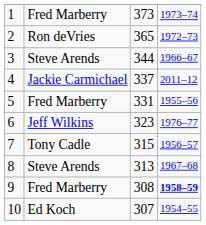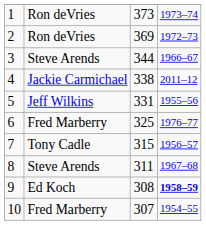(67, 15) Fred Marberry -> (61, 15) Ron deVries
(144, 36) 365 -> (144, 36) 369
(144, 79) 337 -> (144, 79) 338
(67, 101) Fred Marberry -> (60, 101) Jeff Wilkins
(60, 123) Jeff Wilkins -> (67, 123) Fred Marberry
(144, 123) 323 -> (144, 123) 325
(144, 166) 313 -> (144, 166) 311
(67, 187) Fred Marberry -> (51, 187) Ed Koch
(51, 209) Ed Koch -> (67, 209) Fred Marberry
